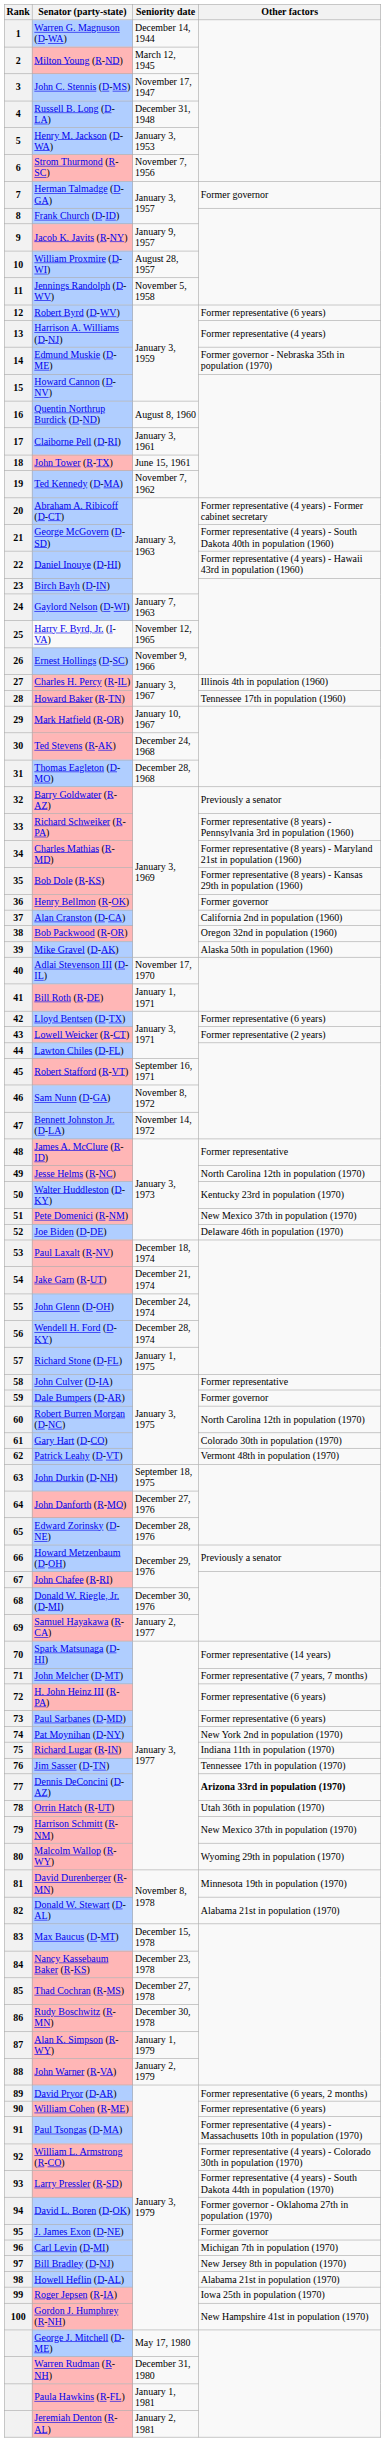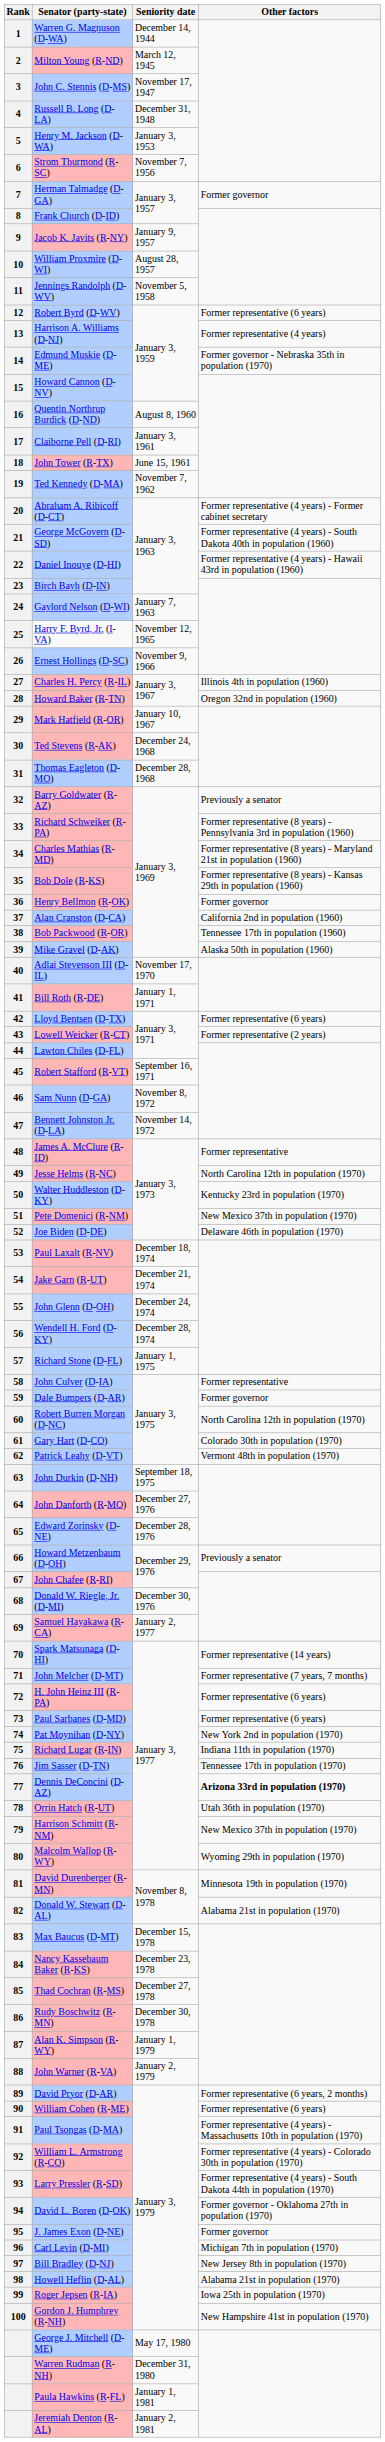(273, 698) Tennessee 17th in population (1960) -> (269, 698) Oregon 32nd in population (1960)
(269, 933) Oregon 32nd in population (1960) -> (273, 933) Tennessee 17th in population (1960)
